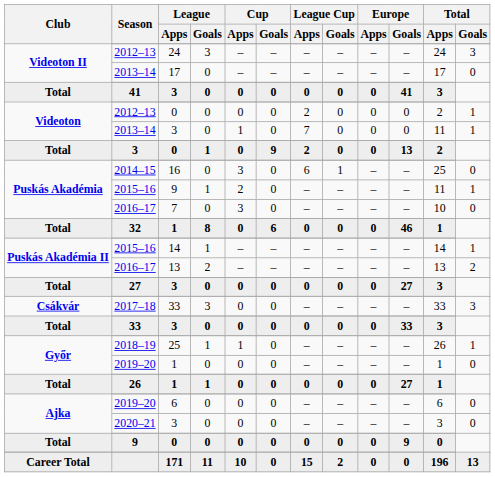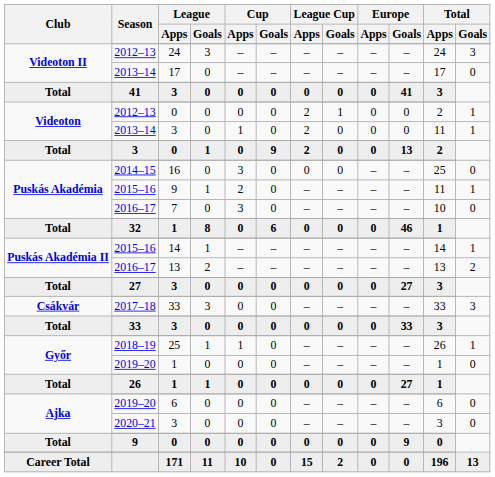(340, 112) 0 -> (340, 112) 1
(307, 131) 7 -> (307, 131) 2
(307, 170) 6 -> (307, 170) 0
(340, 170) 1 -> (340, 170) 0
